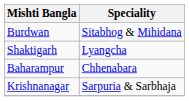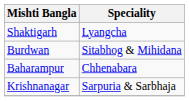rows swapped: (28, 31) <-> (32, 50)
